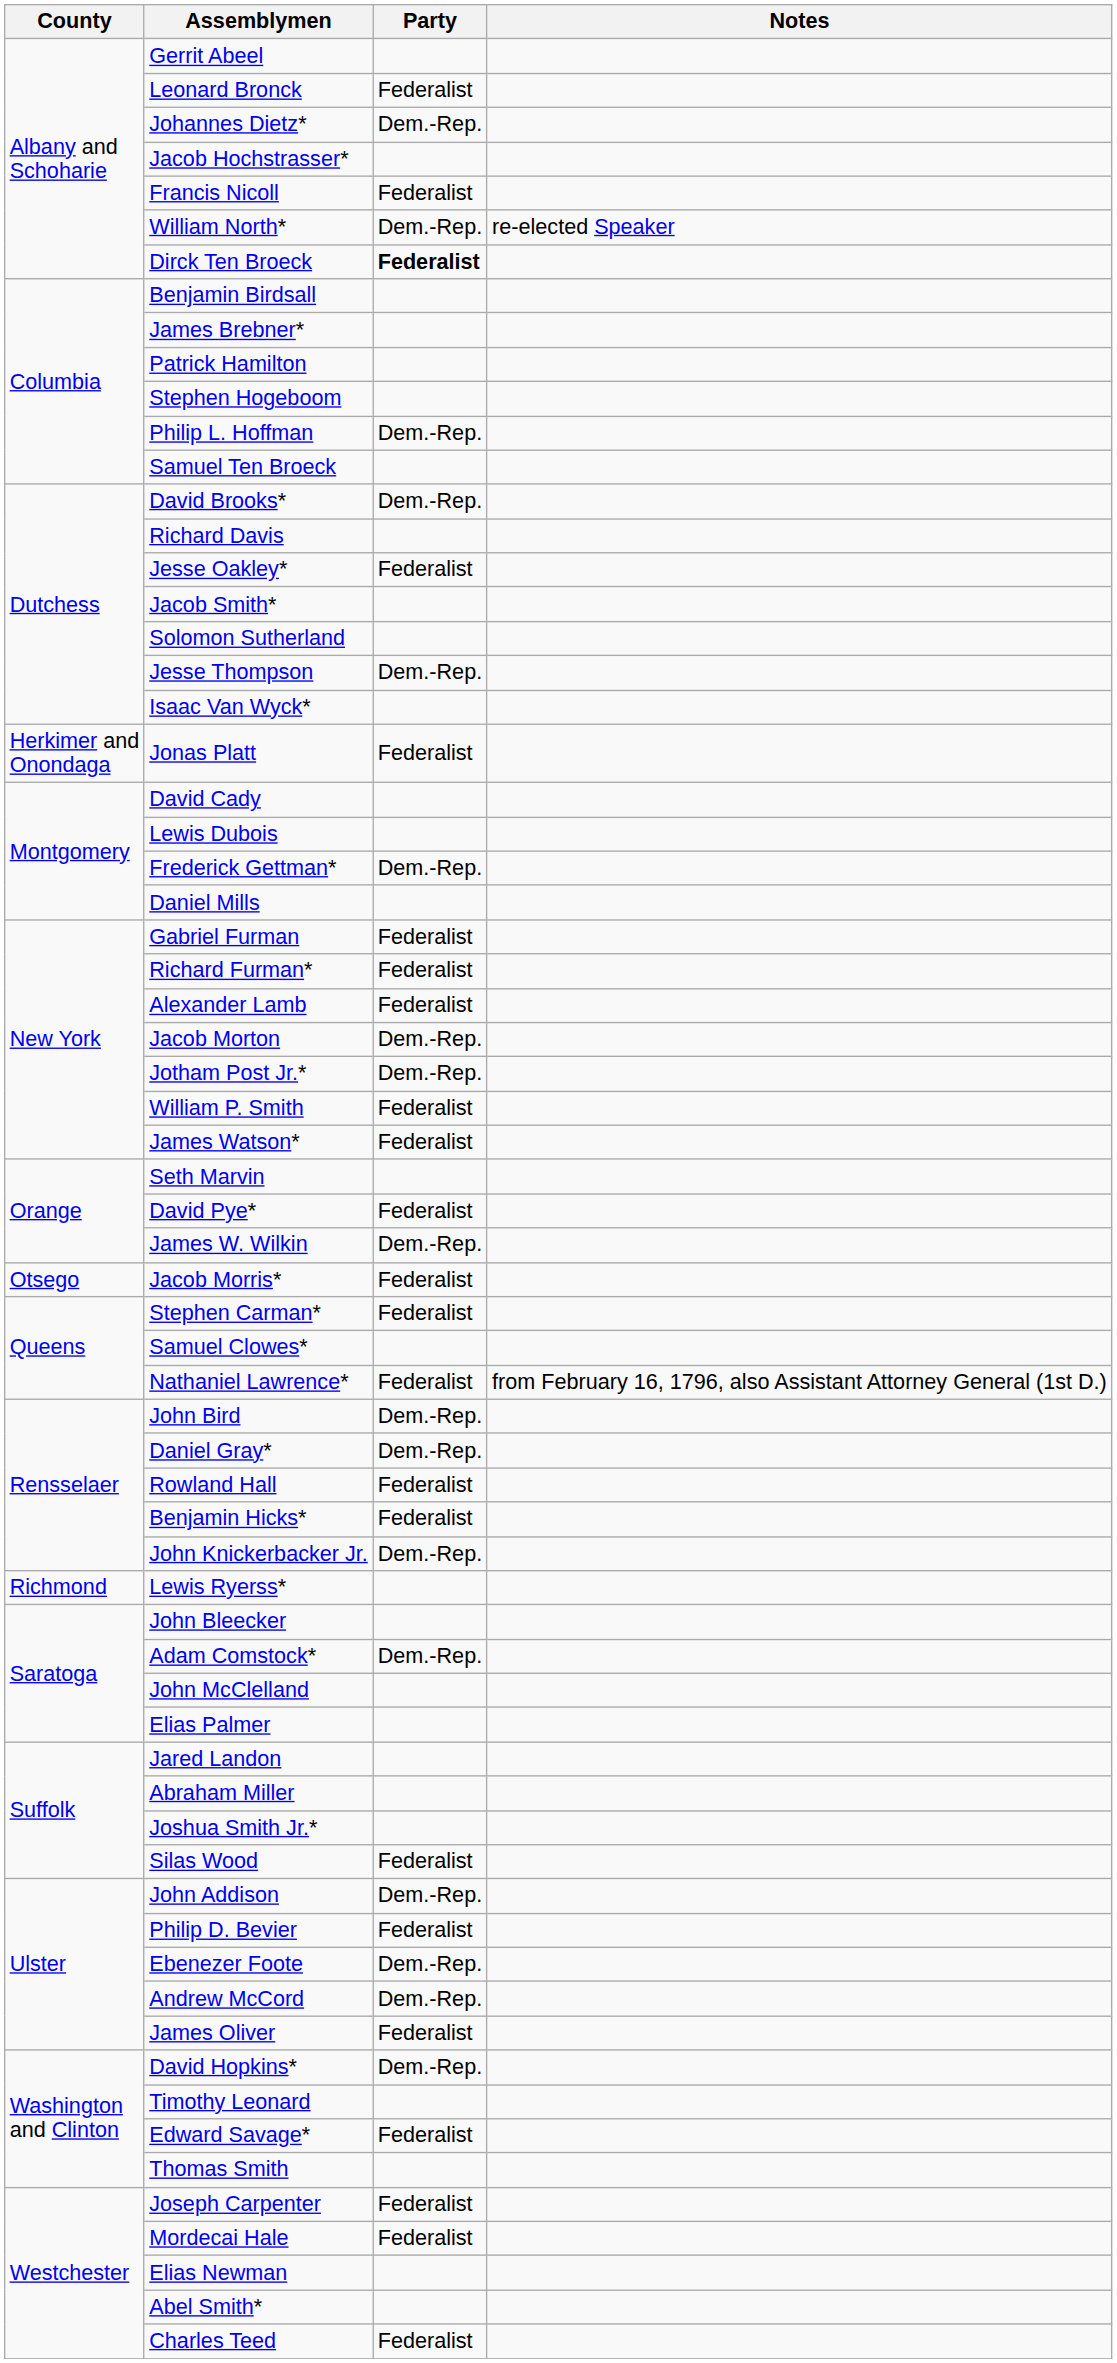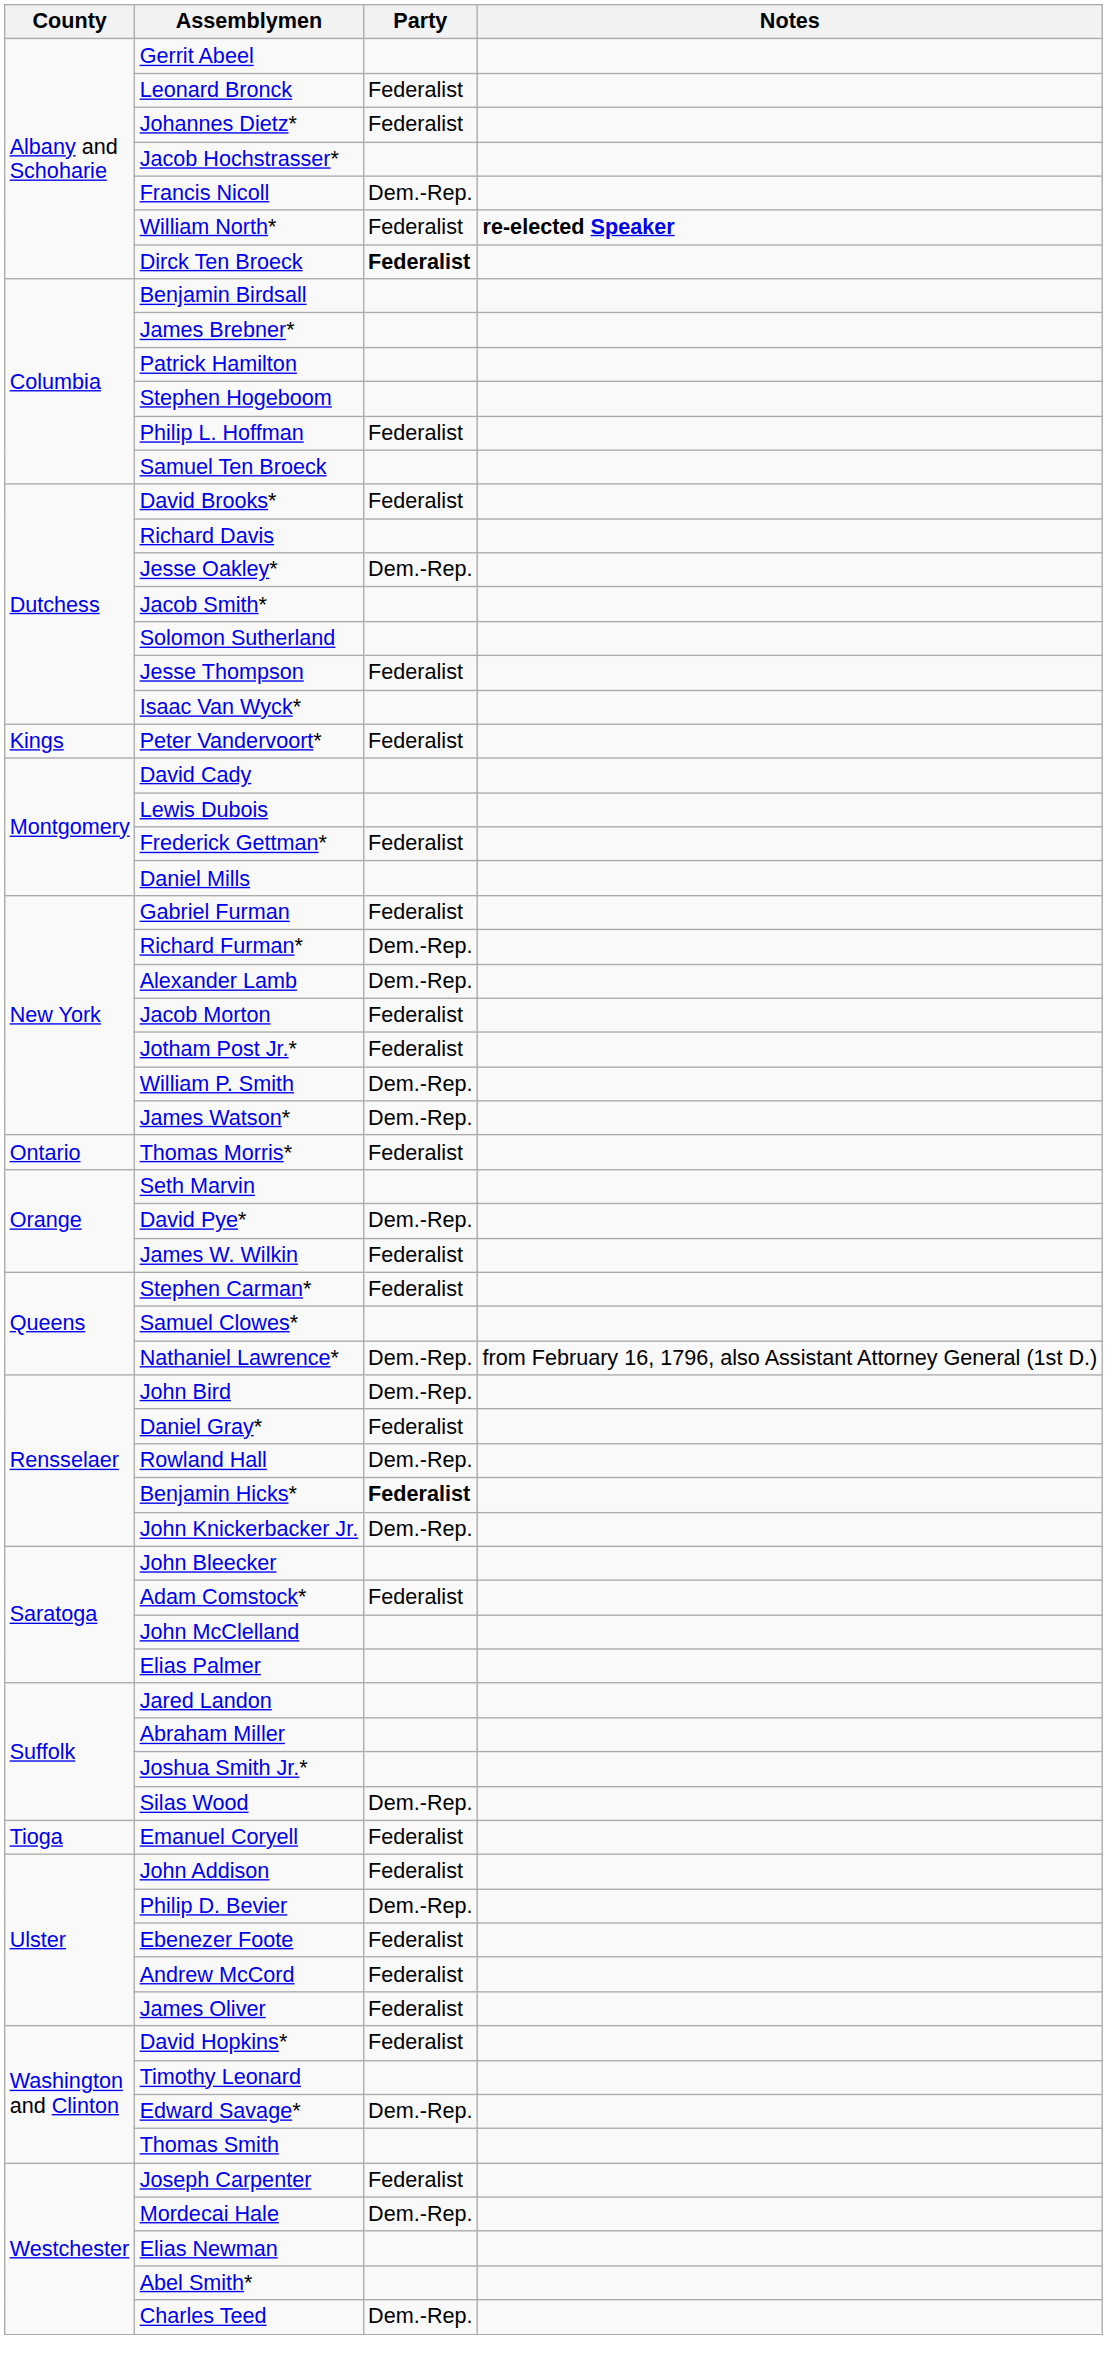(430, 124) Dem.-Rep. -> (416, 124) Federalist
(425, 192) Federalist -> (420, 192) Dem.-Rep.
(430, 227) Dem.-Rep. -> (416, 227) Federalist
(583, 227) normal -> (579, 227) bold
(430, 432) Dem.-Rep. -> (416, 432) Federalist
(430, 501) Dem.-Rep. -> (416, 501) Federalist
(425, 569) Federalist -> (420, 569) Dem.-Rep.
(430, 672) Dem.-Rep. -> (416, 672) Federalist
- row: (203, 753)
+ row: (231, 741)
(430, 868) Dem.-Rep. -> (416, 843) Federalist
(425, 970) Federalist -> (420, 946) Dem.-Rep.
(425, 1005) Federalist -> (420, 980) Dem.-Rep.
(430, 1039) Dem.-Rep. -> (416, 1015) Federalist
(430, 1073) Dem.-Rep. -> (416, 1049) Federalist
(425, 1107) Federalist -> (420, 1083) Dem.-Rep.
(425, 1142) Federalist -> (420, 1117) Dem.-Rep.
+ row: (216, 1152)
(425, 1210) Federalist -> (420, 1220) Dem.-Rep.
(430, 1244) Dem.-Rep. -> (416, 1254) Federalist
- row: (215, 1279)
(425, 1381) Federalist -> (420, 1357) Dem.-Rep.
(430, 1450) Dem.-Rep. -> (416, 1426) Federalist
(425, 1484) Federalist -> (420, 1460) Dem.-Rep.
(425, 1518) normal -> (419, 1494) bold
- row: (218, 1587)
(430, 1655) Dem.-Rep. -> (416, 1597) Federalist
(425, 1861) Federalist -> (420, 1802) Dem.-Rep.
+ row: (219, 1837)
(430, 1895) Dem.-Rep. -> (416, 1871) Federalist
(425, 1930) Federalist -> (420, 1905) Dem.-Rep.
(430, 1964) Dem.-Rep. -> (416, 1939) Federalist
(430, 1998) Dem.-Rep. -> (416, 1974) Federalist
(430, 2067) Dem.-Rep. -> (416, 2042) Federalist
(425, 2135) Federalist -> (420, 2111) Dem.-Rep.
(425, 2238) Federalist -> (420, 2214) Dem.-Rep.
(425, 2341) Federalist -> (420, 2316) Dem.-Rep.
